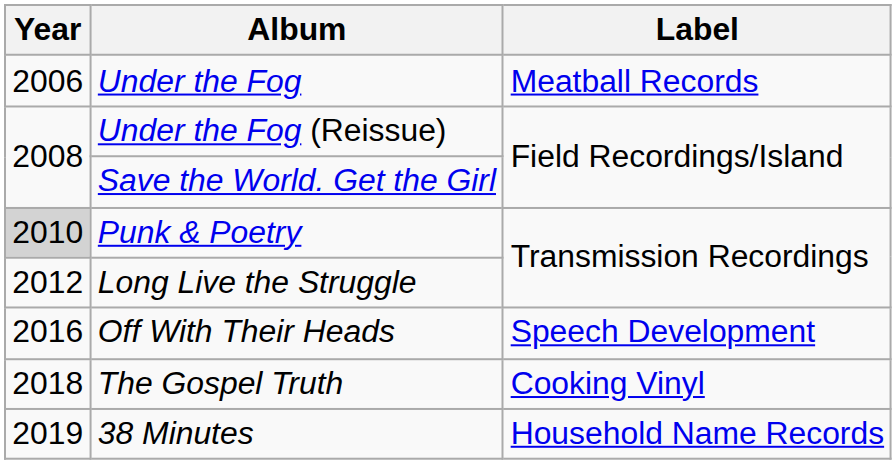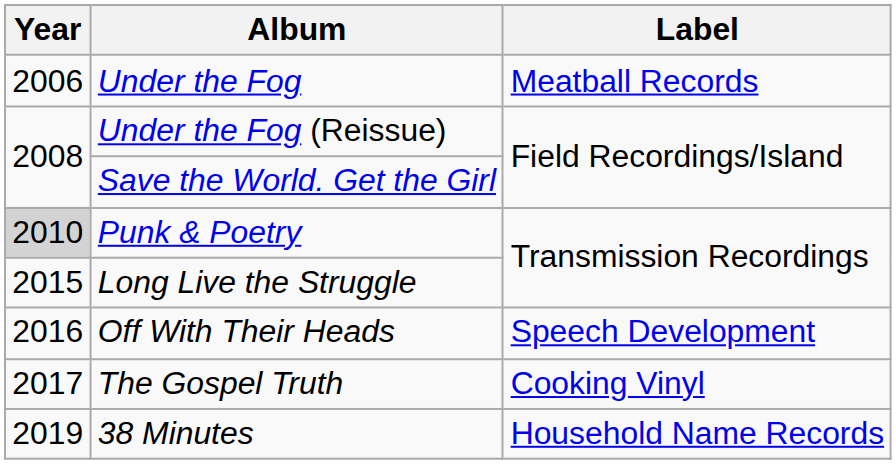(48, 282) 2012 -> (48, 282) 2015
(48, 383) 2018 -> (48, 383) 2017
